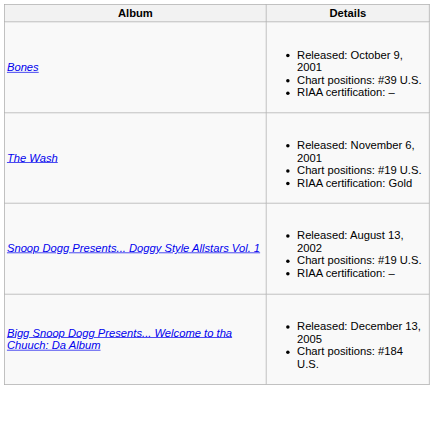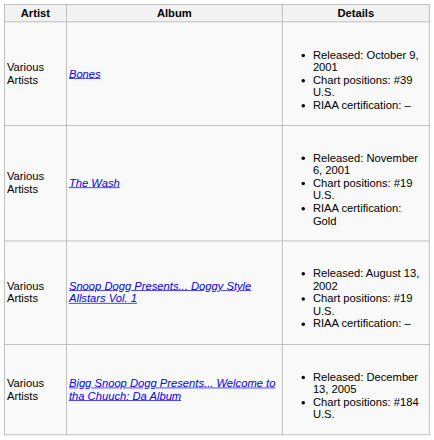+ column: (35, 13)
